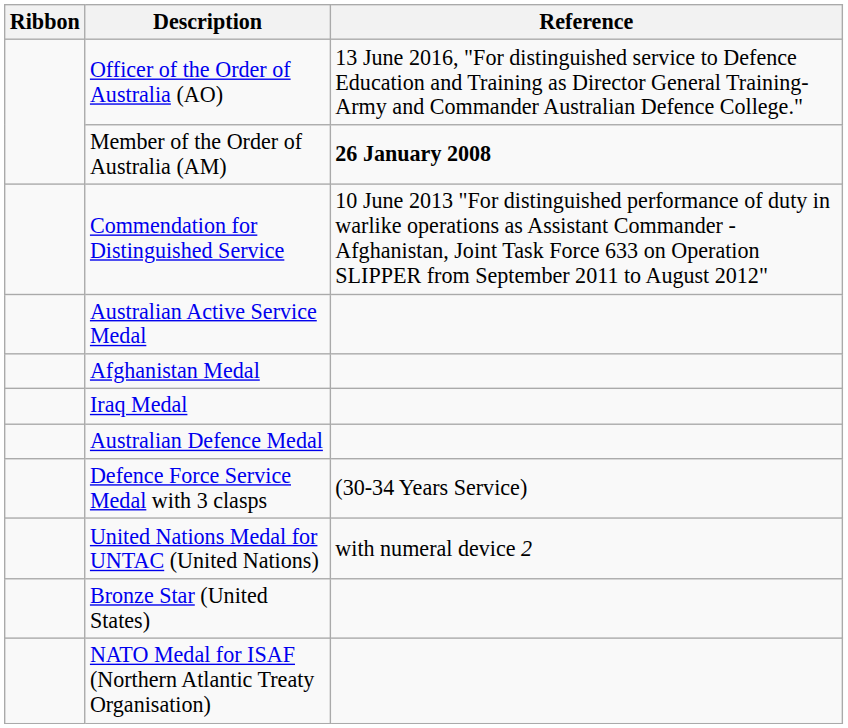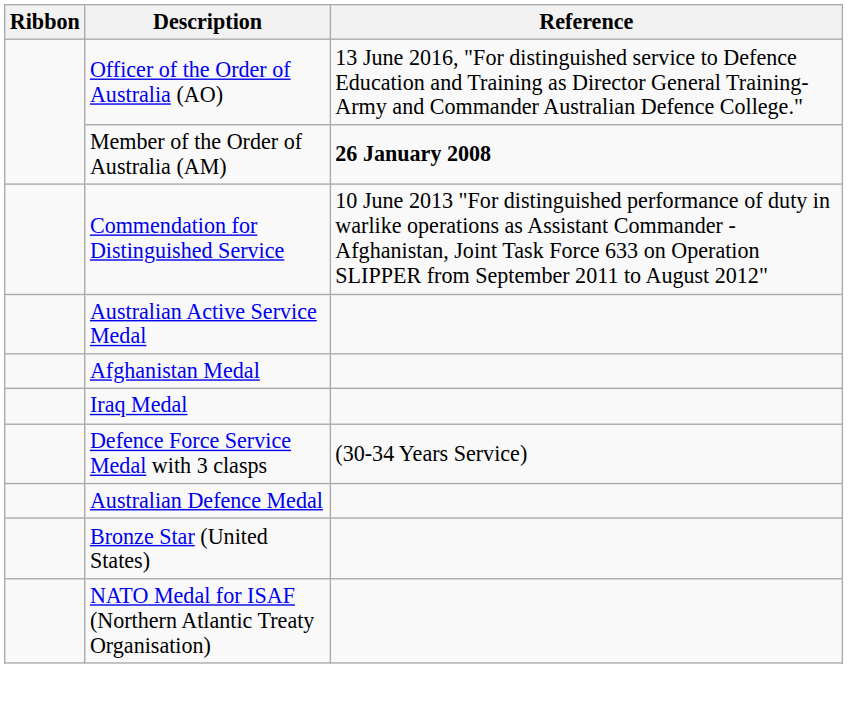rows swapped: (190, 488) <-> (206, 441)
- row: (204, 548)
